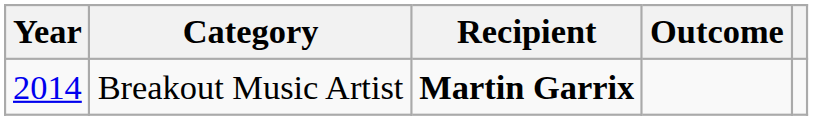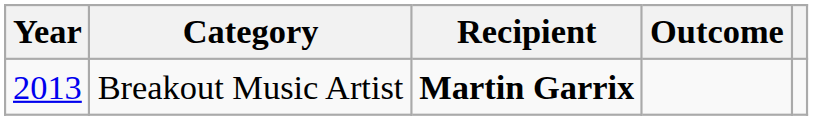(47, 86) 2014 -> (47, 86) 2013
